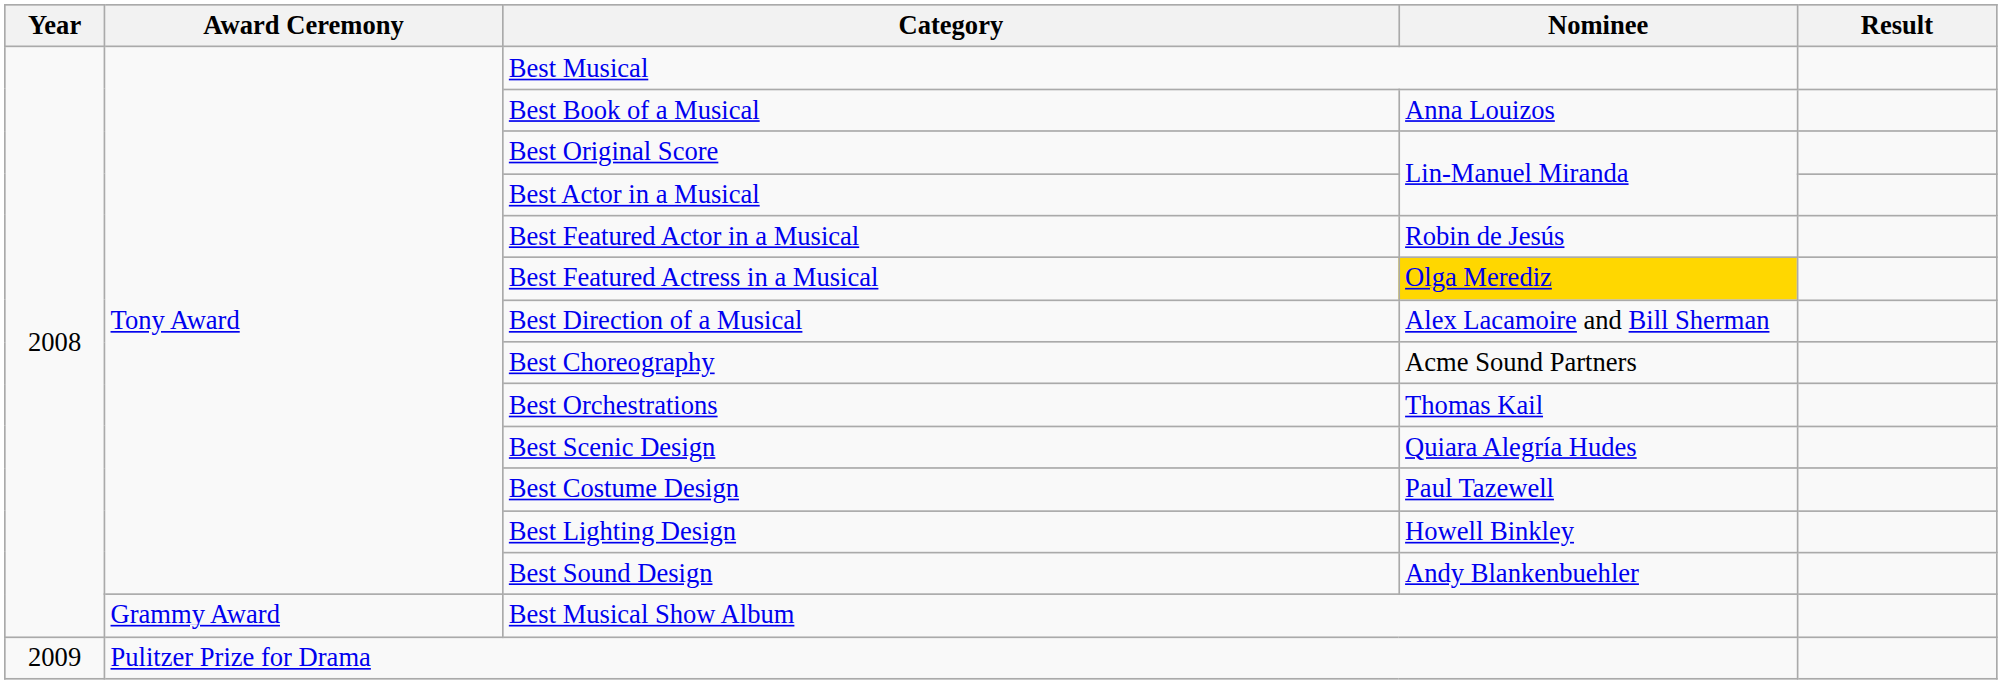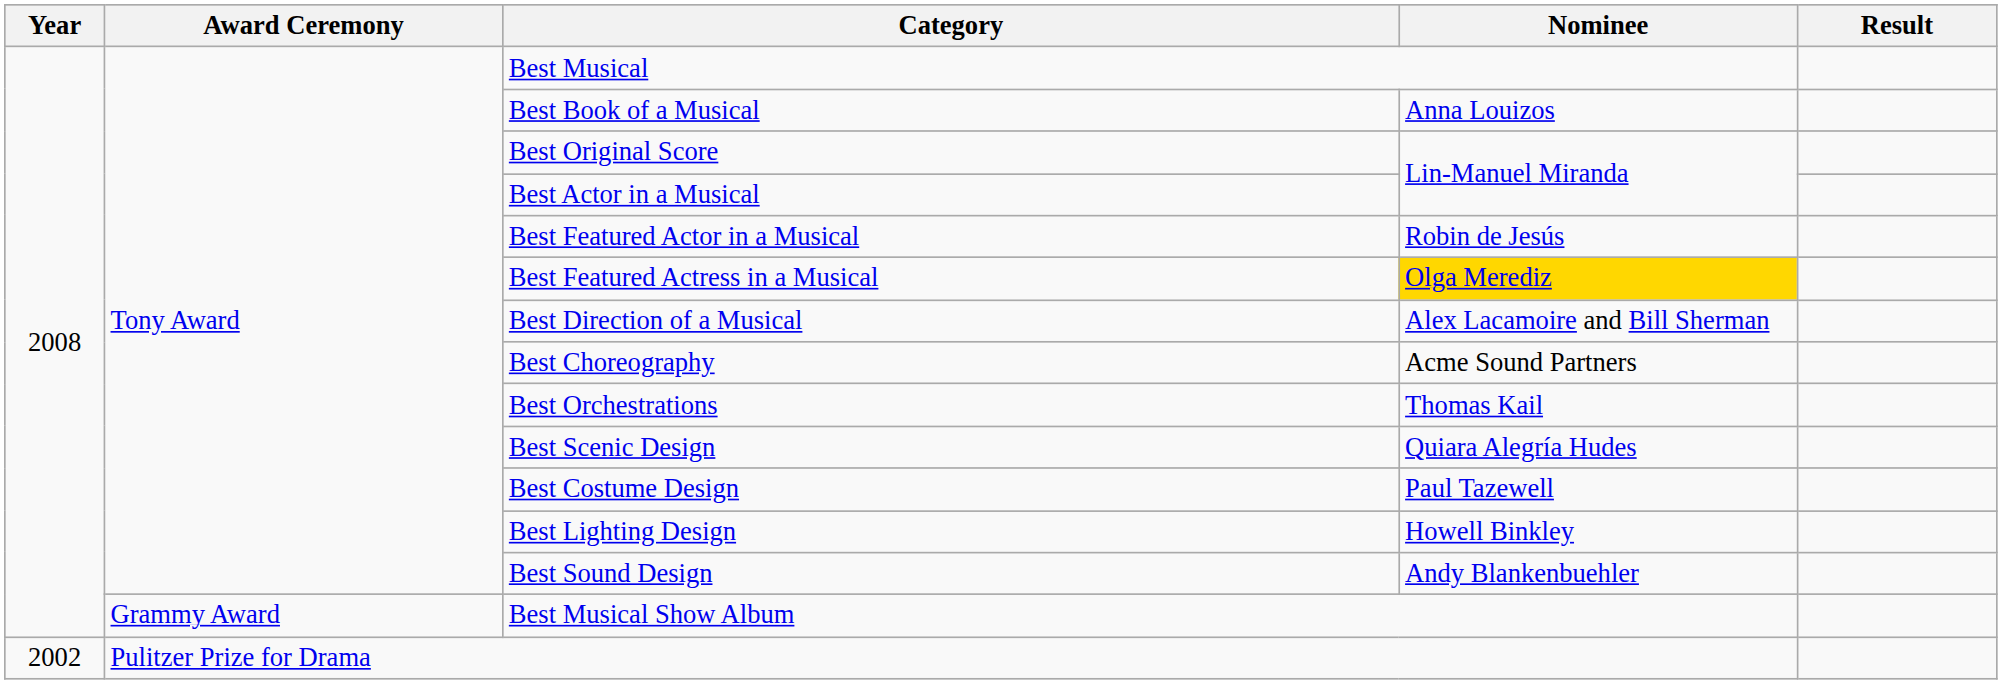(55, 657) 2009 -> (55, 657) 2002
